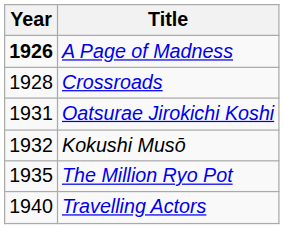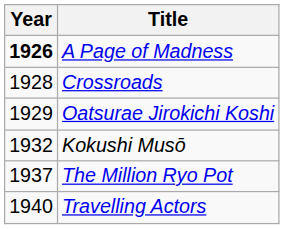(31, 113) 1931 -> (31, 113) 1929
(31, 176) 1935 -> (31, 176) 1937
